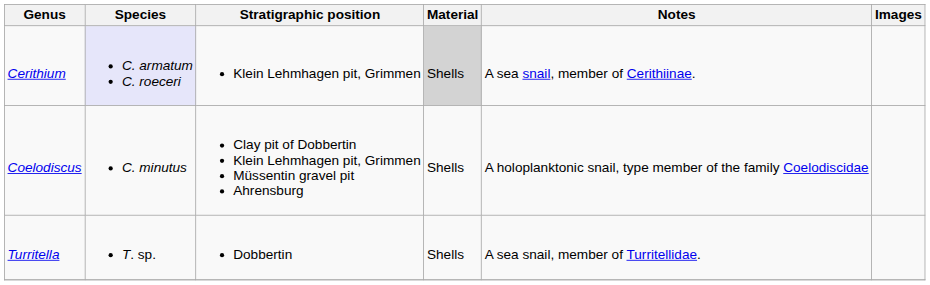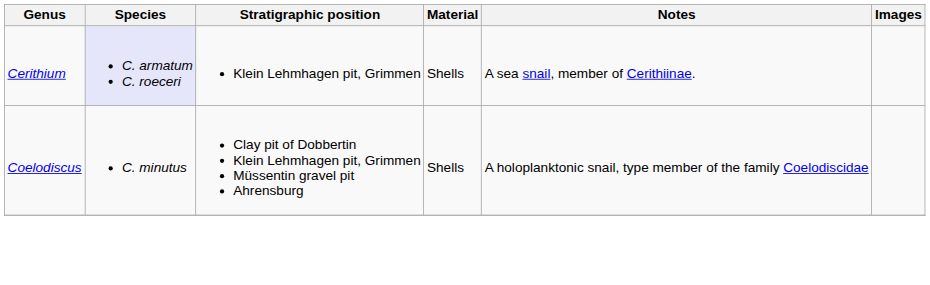(445, 73) lightgrey background -> (445, 73) no background
- row: (34, 255)
